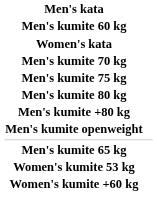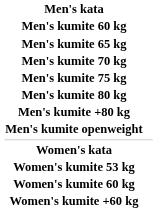rows swapped: (74, 149) <-> (74, 43)
+ row: (74, 184)
